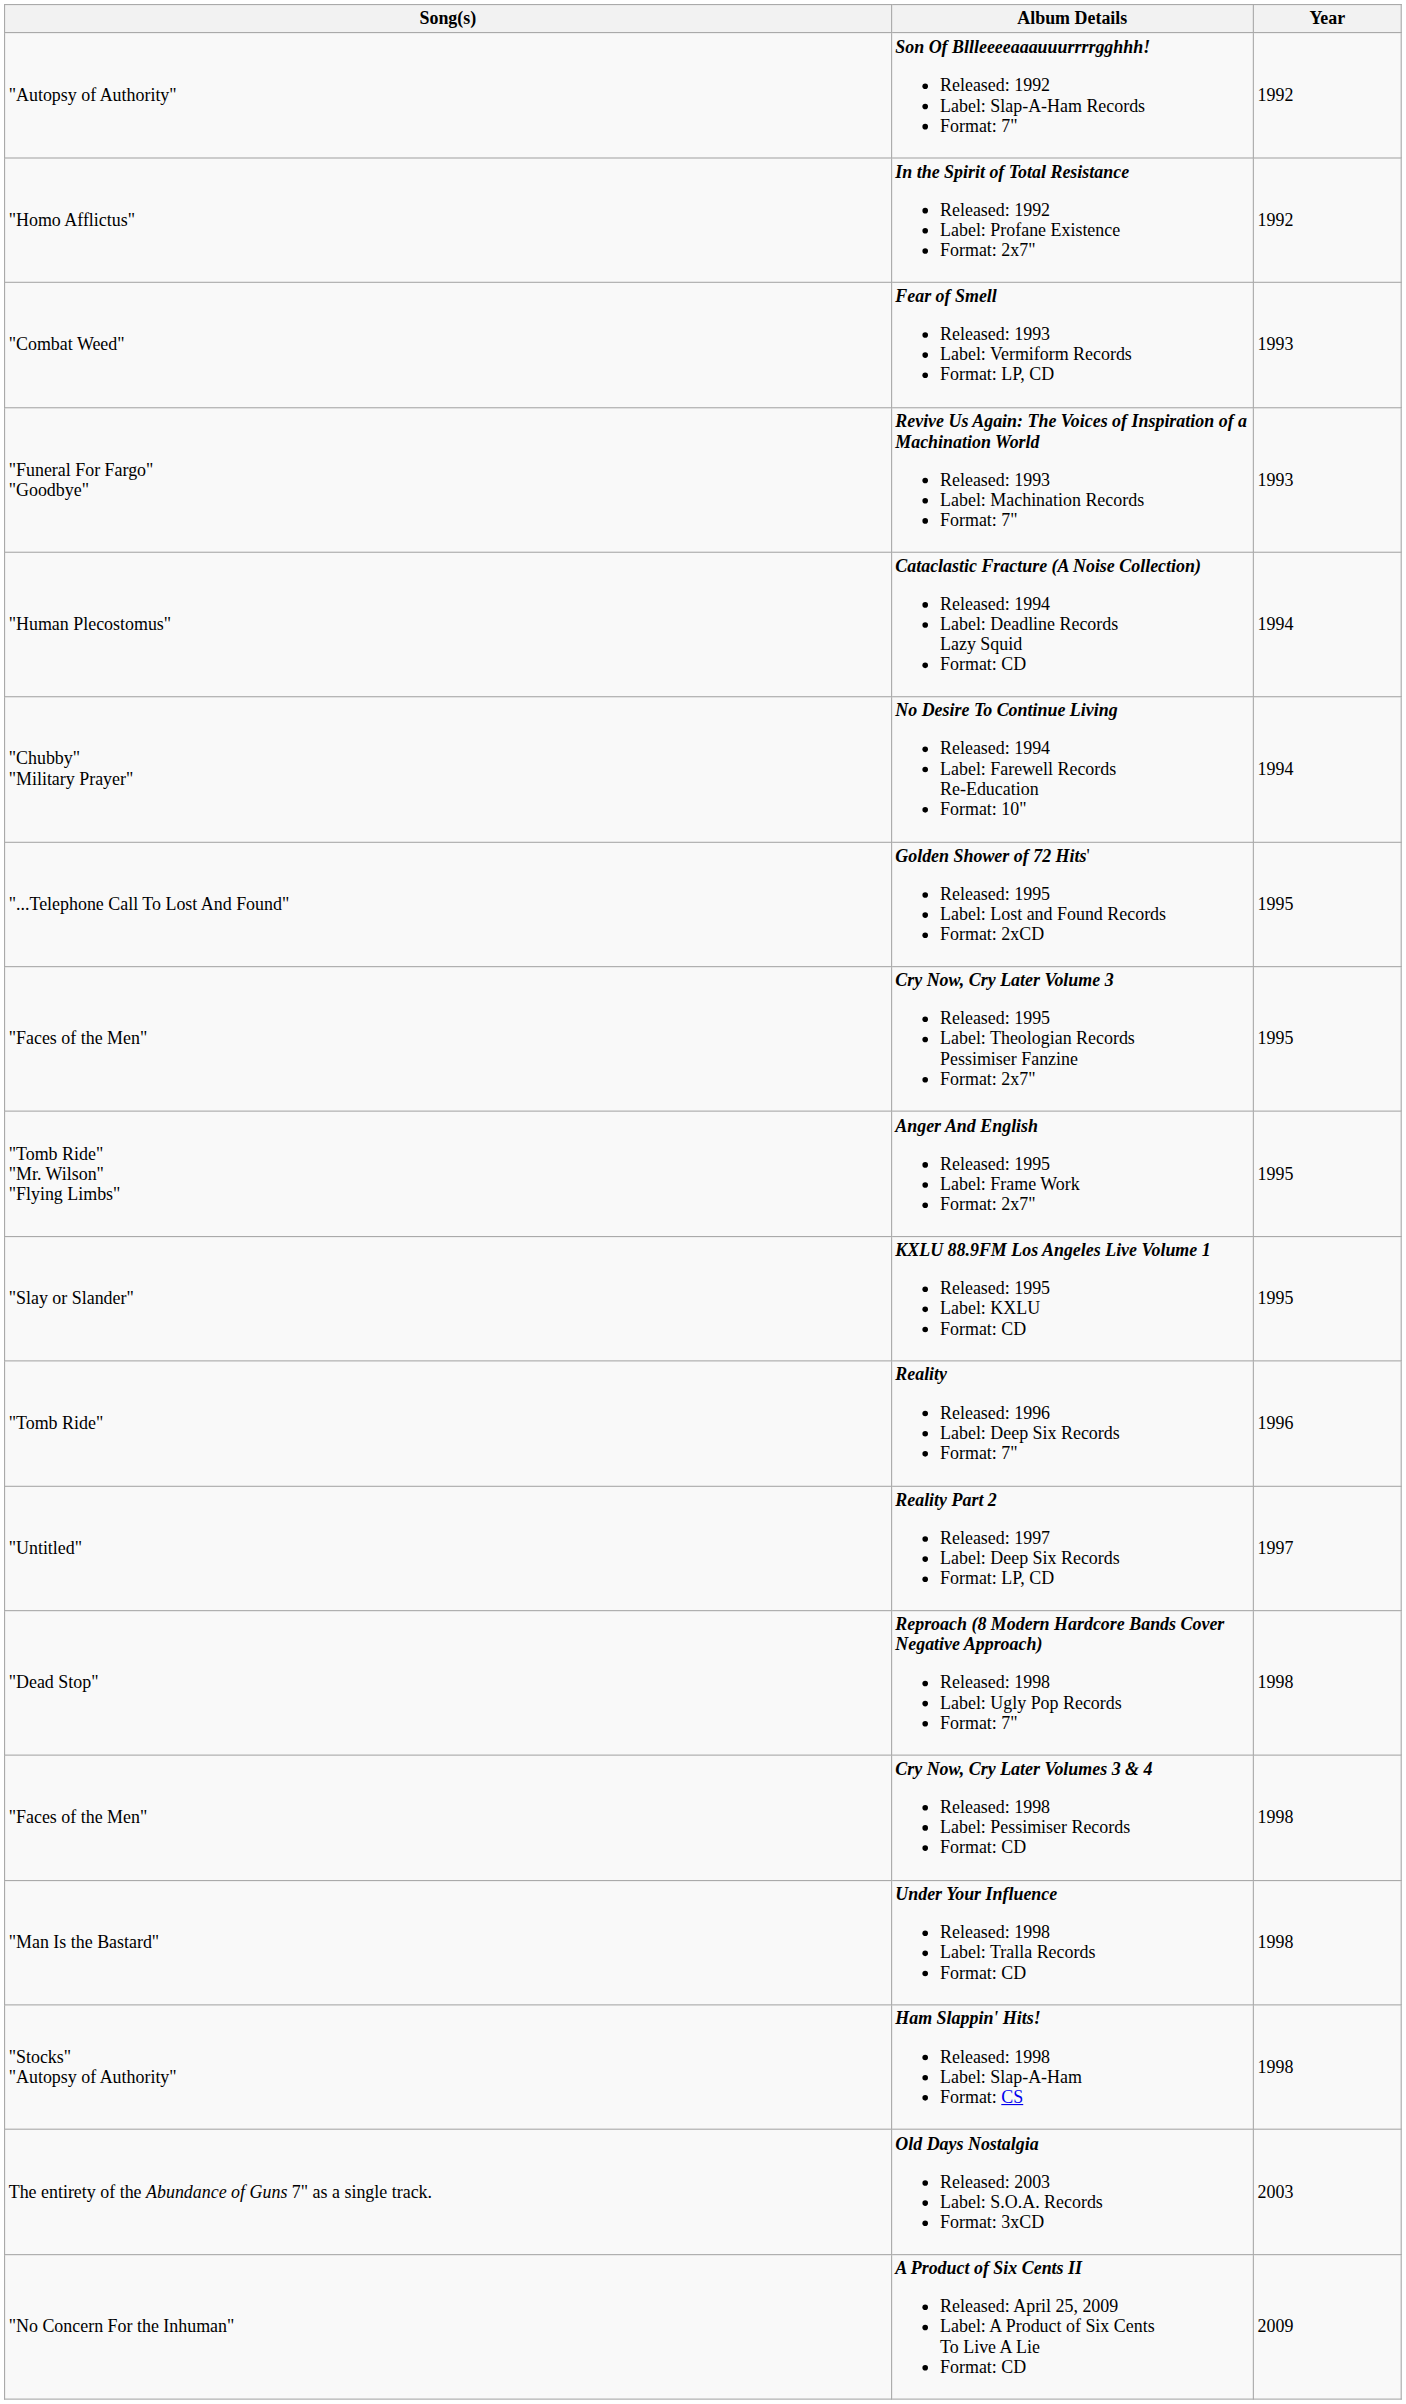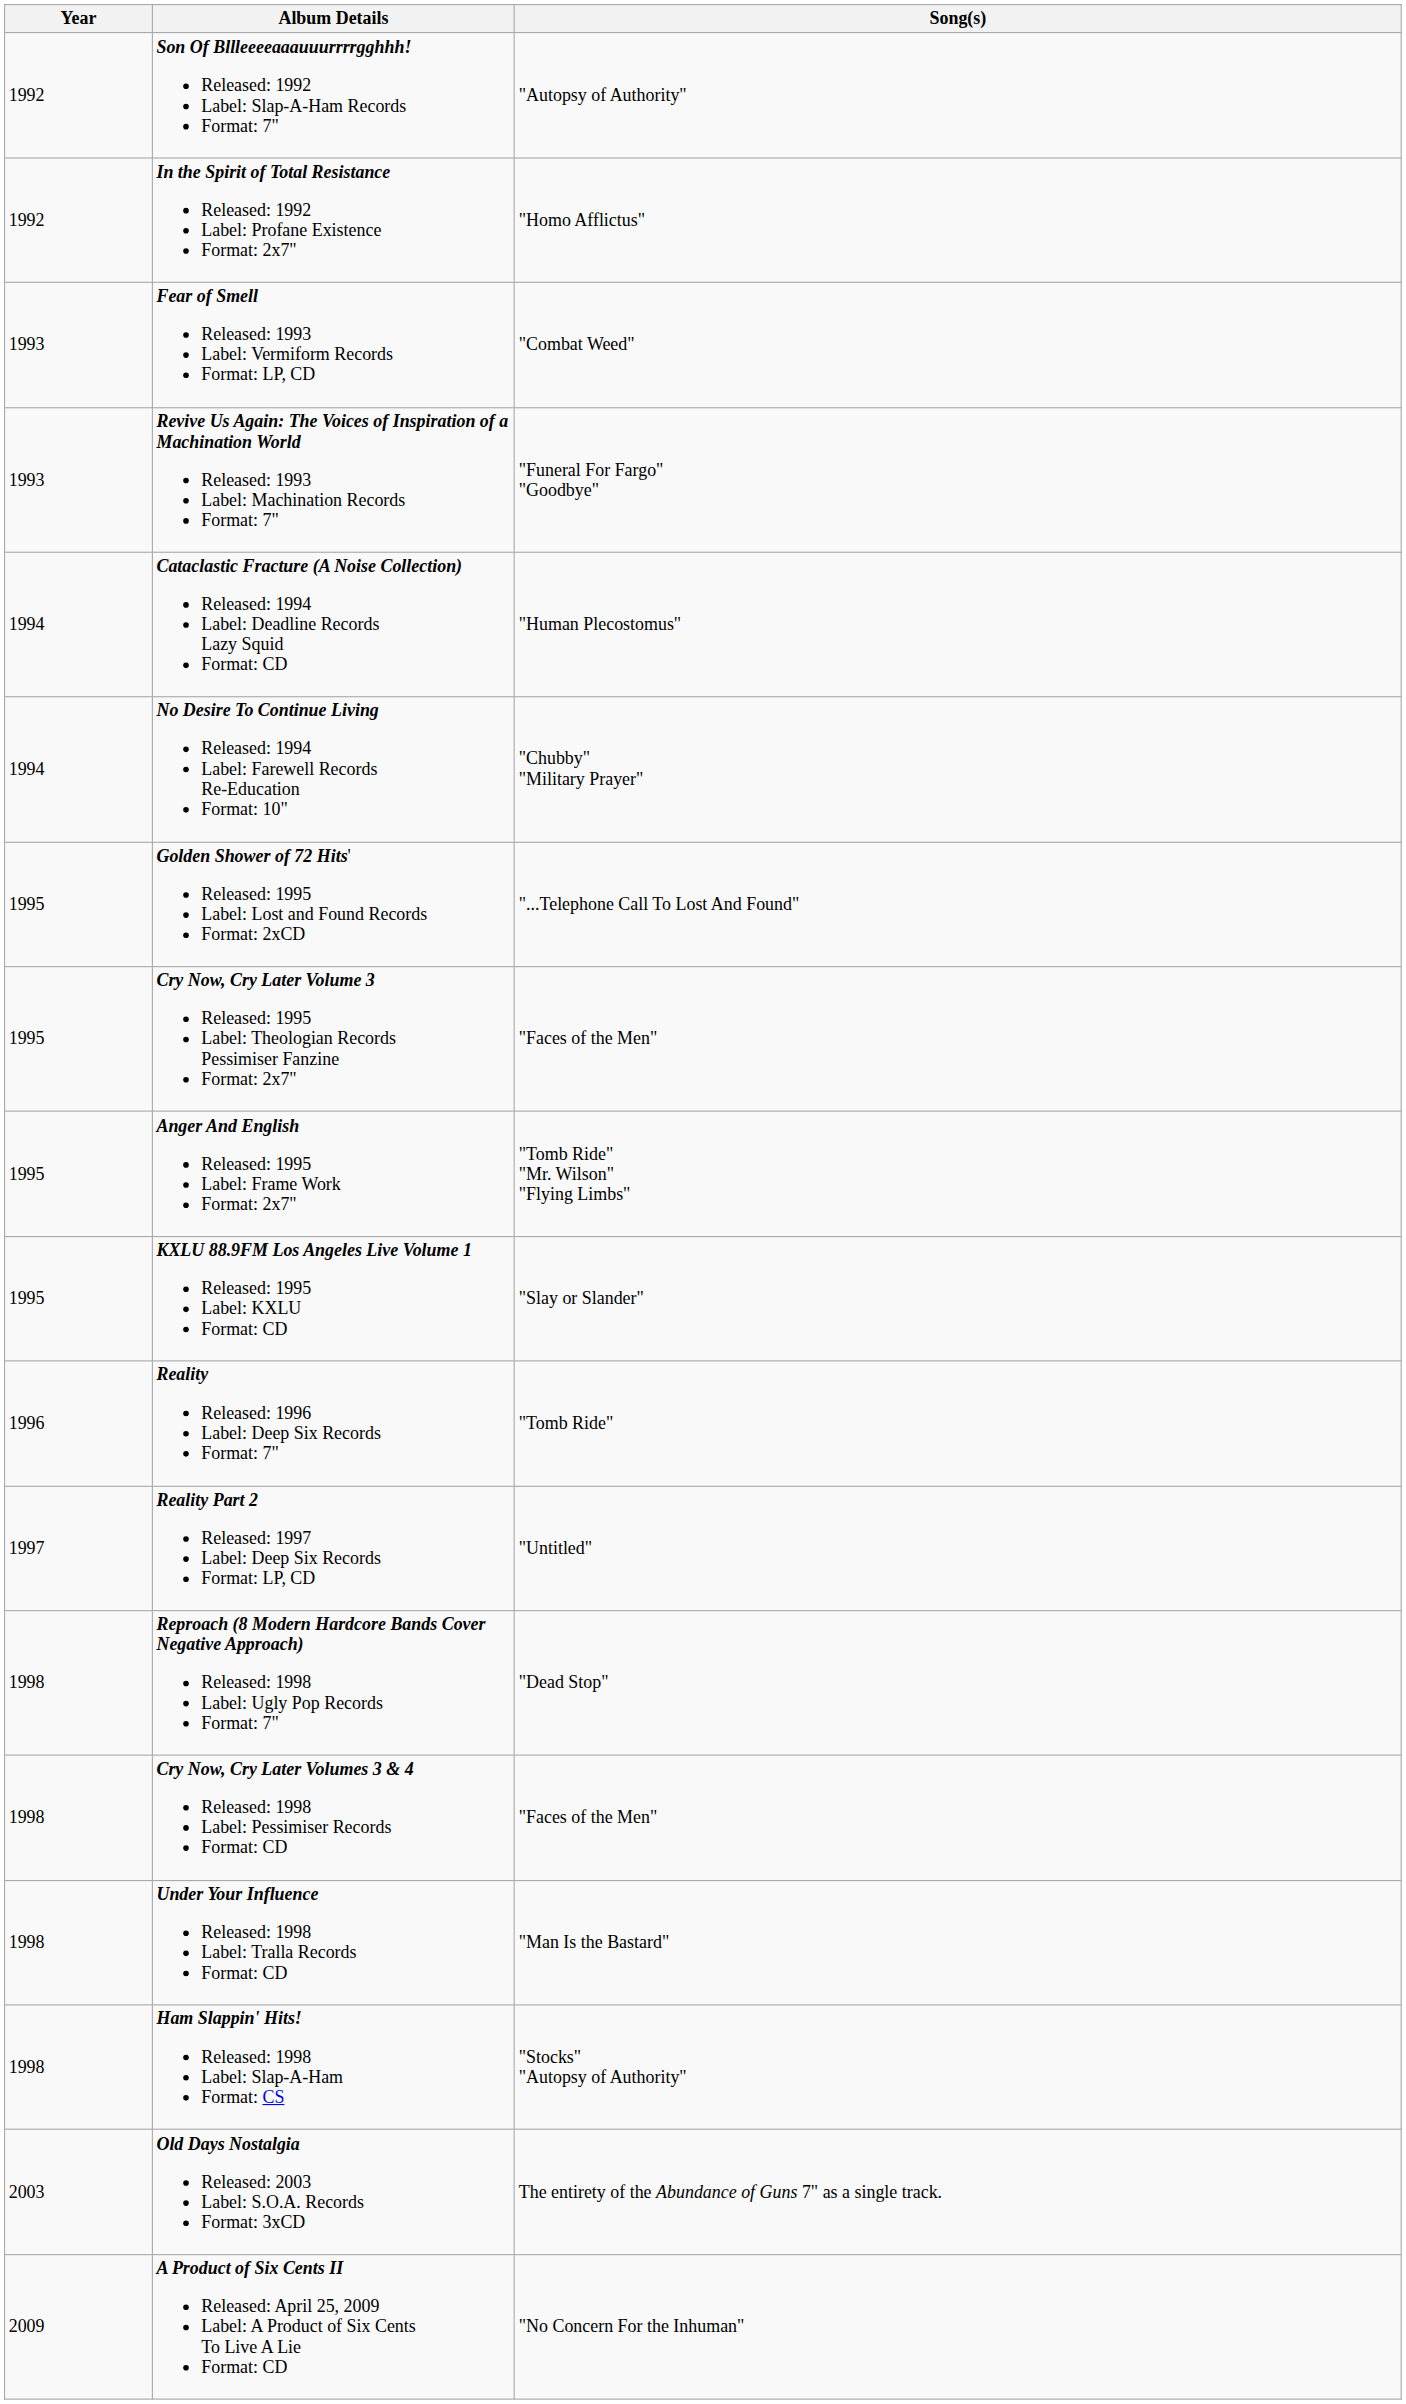columns swapped: (1327, 18) <-> (448, 18)
